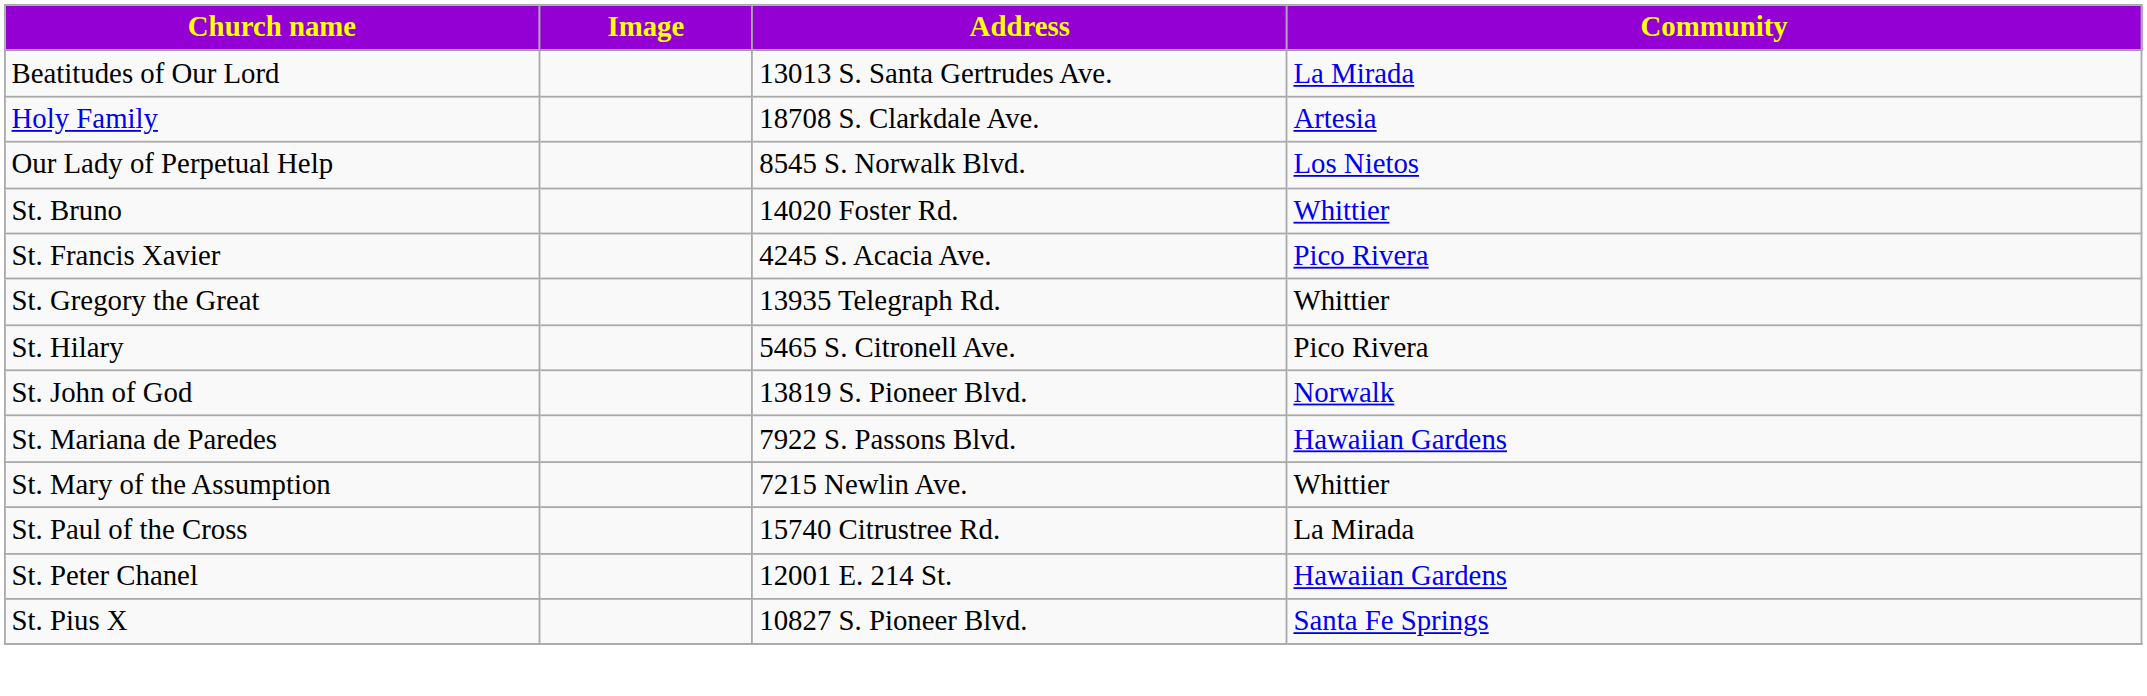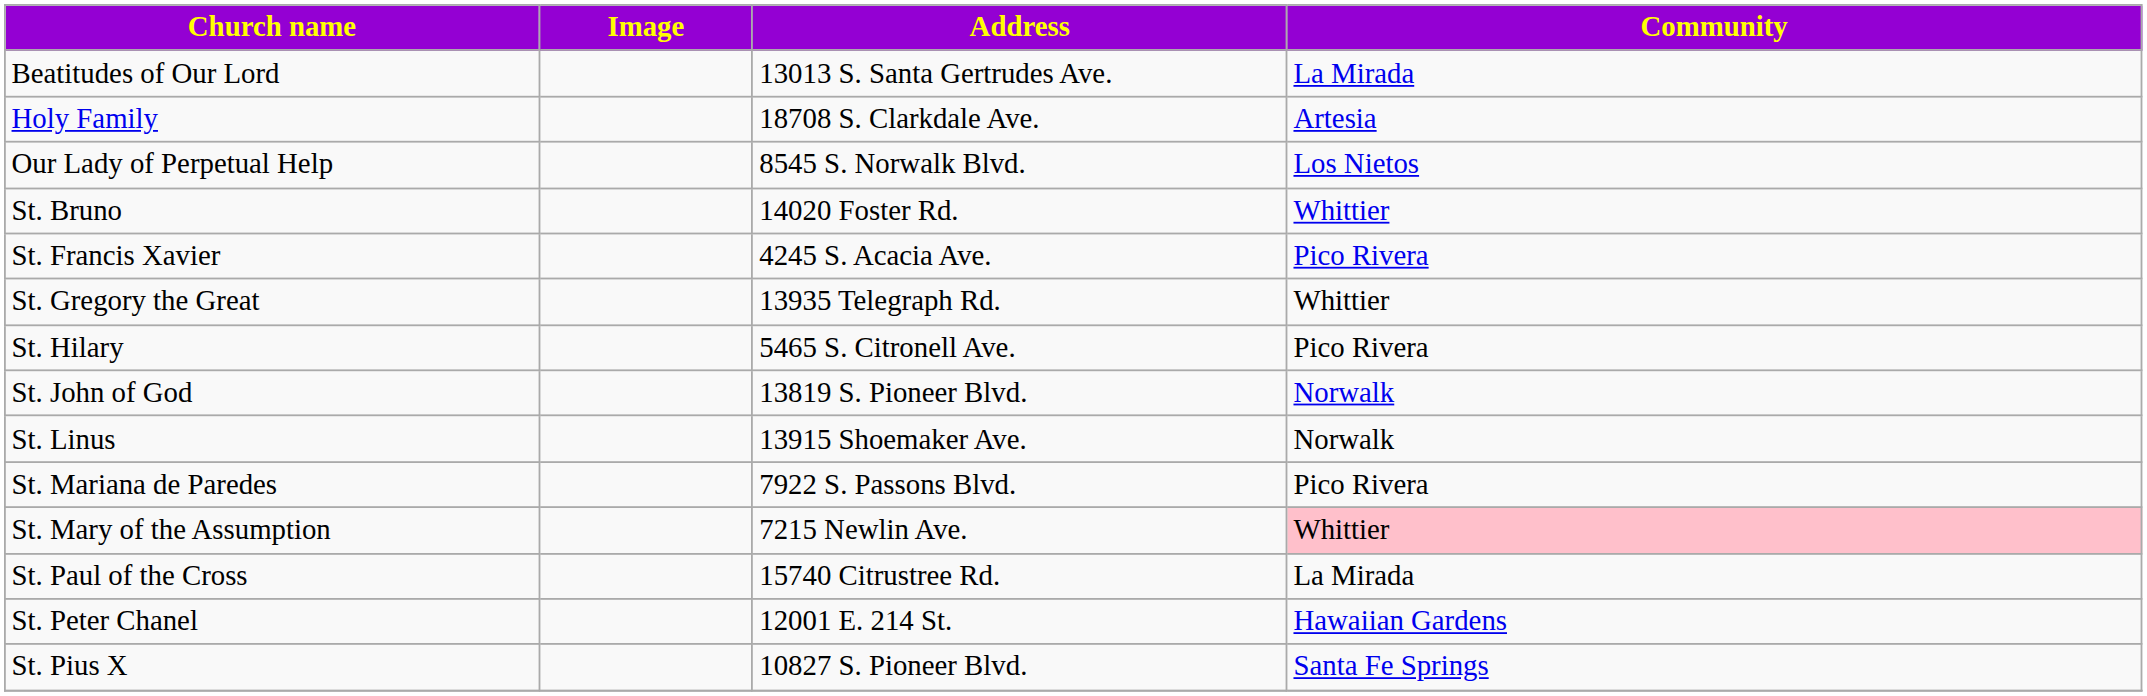+ row: (64, 438)
(1400, 438) Hawaiian Gardens -> (1361, 484) Pico Rivera
(1341, 484) no background -> (1341, 529) pink background
